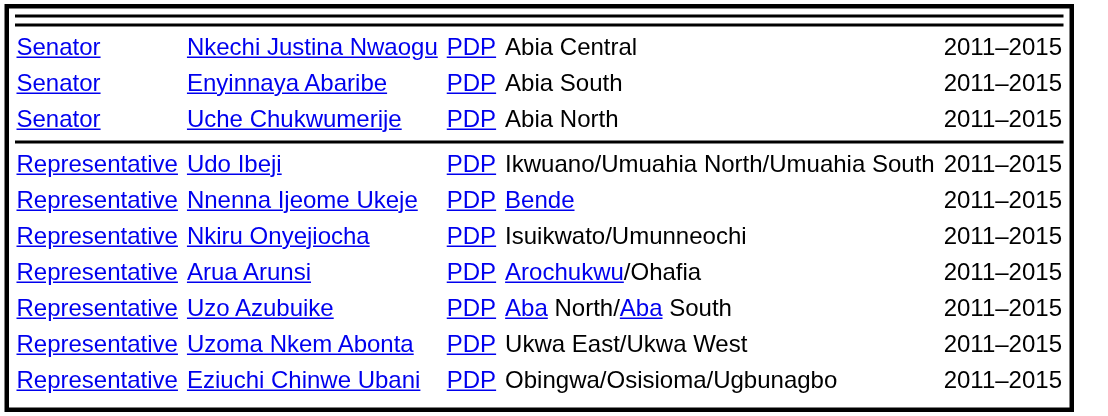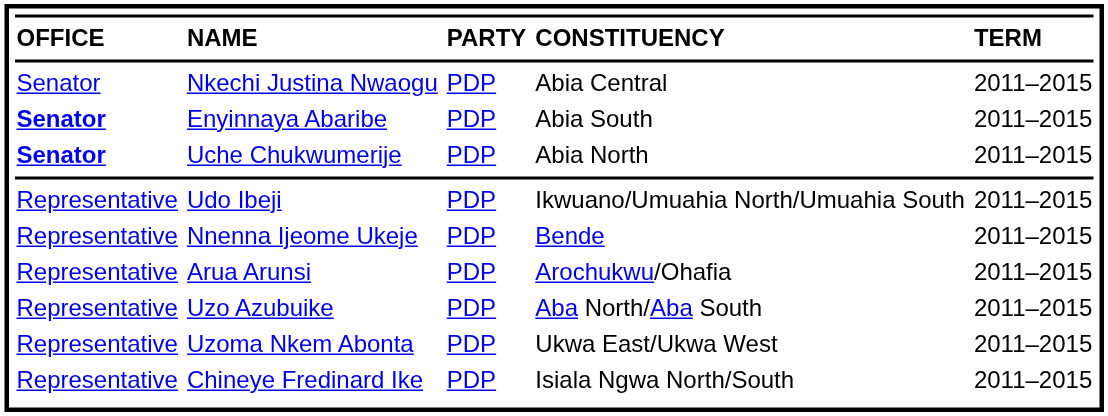+ row: (222, 38)
(59, 83) normal -> (61, 119) bold
(59, 119) normal -> (61, 155) bold
- row: (278, 236)
+ row: (305, 380)
- row: (304, 380)
